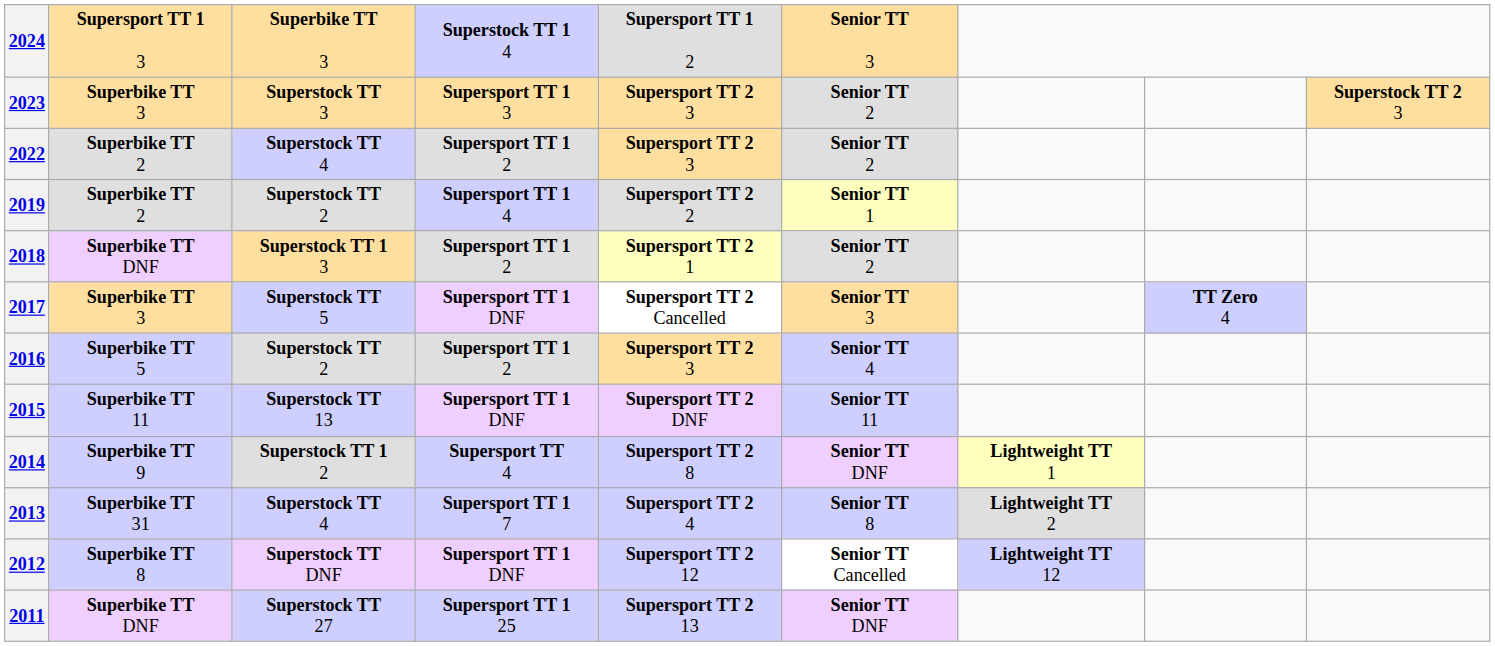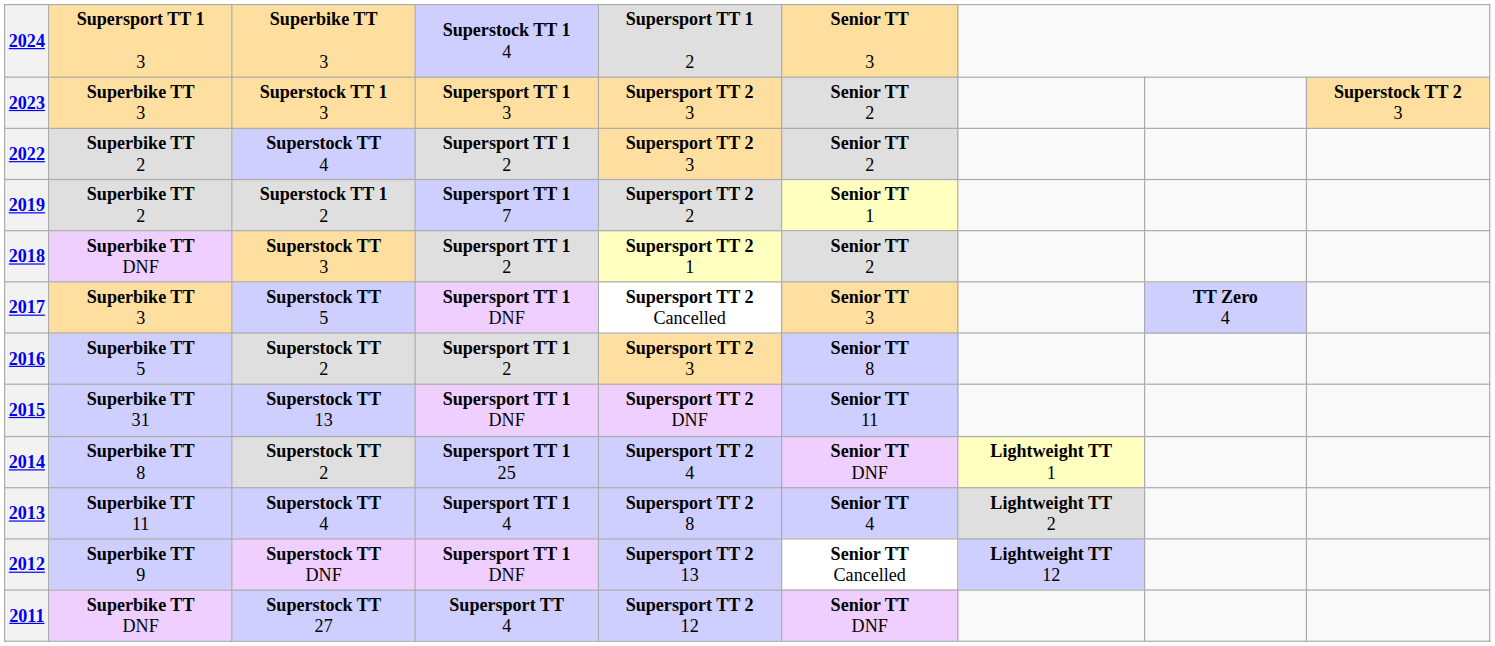(324, 102) Superstock TT 3 -> (324, 102) Superstock TT 1 3
(324, 205) Superstock TT 2 -> (324, 205) Superstock TT 1 2
(507, 205) Supersport TT 1 4 -> (507, 205) Supersport TT 1 7
(324, 256) Superstock TT 1 3 -> (324, 256) Superstock TT 3
(870, 359) Senior TT 4 -> (870, 359) Senior TT 8
(141, 410) Superbike TT 11 -> (141, 410) Superbike TT 31
(141, 461) Superbike TT 9 -> (141, 461) Superbike TT 8
(324, 461) Superstock TT 1 2 -> (324, 461) Superstock TT 2
(507, 461) Supersport TT 4 -> (507, 461) Supersport TT 1 25
(690, 461) Supersport TT 2 8 -> (690, 461) Supersport TT 2 4
(141, 512) Superbike TT 31 -> (141, 512) Superbike TT 11
(507, 512) Supersport TT 1 7 -> (507, 512) Supersport TT 1 4
(690, 512) Supersport TT 2 4 -> (690, 512) Supersport TT 2 8
(870, 512) Senior TT 8 -> (870, 512) Senior TT 4
(141, 564) Superbike TT 8 -> (141, 564) Superbike TT 9
(690, 564) Supersport TT 2 12 -> (690, 564) Supersport TT 2 13
(507, 615) Supersport TT 1 25 -> (507, 615) Supersport TT 4
(690, 615) Supersport TT 2 13 -> (690, 615) Supersport TT 2 12
